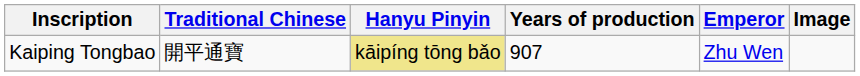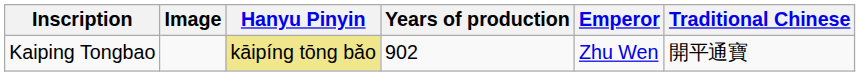columns swapped: (255, 20) <-> (822, 20)
(526, 53) 907 -> (401, 53) 902
